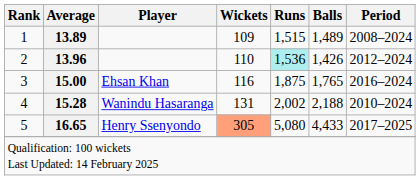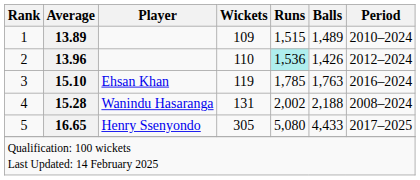(381, 37) 2008–2024 -> (381, 37) 2010–2024
(71, 81) 15.00 -> (71, 81) 15.10
(244, 81) 116 -> (244, 81) 119
(290, 81) 1,875 -> (290, 81) 1,785
(327, 81) 1,765 -> (327, 81) 1,763
(381, 103) 2010–2024 -> (381, 103) 2008–2024
(244, 125) lightsalmon background -> (244, 125) no background
